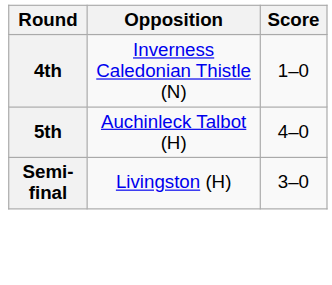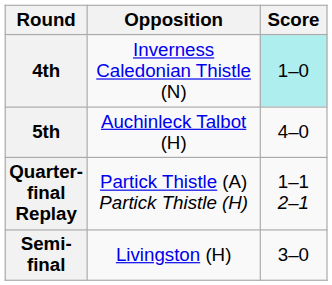(293, 70) no background -> (293, 70) paleturquoise background
+ row: (46, 193)
